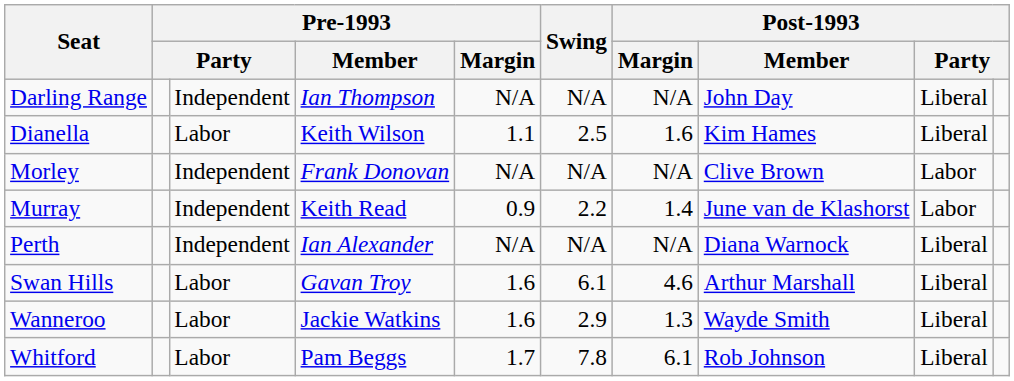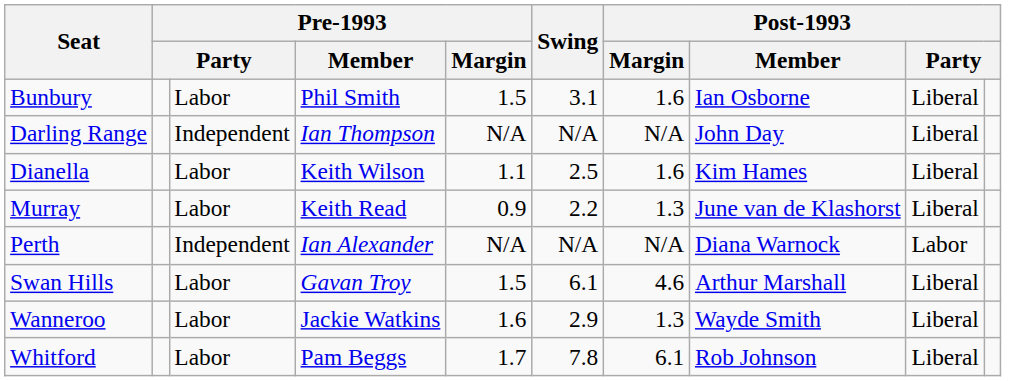+ row: (51, 97)
- row: (45, 171)
(232, 208) Independent -> (202, 208) Labor
(678, 208) 1.4 -> (670, 208) 1.3
(948, 208) Labor -> (945, 208) Liberal
(954, 245) Liberal -> (939, 245) Labor
(521, 282) 1.6 -> (512, 282) 1.5
